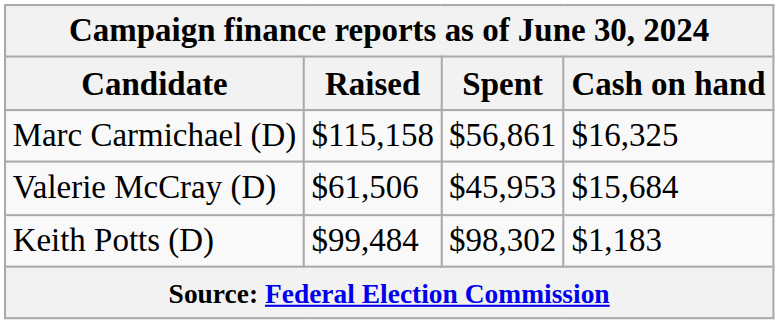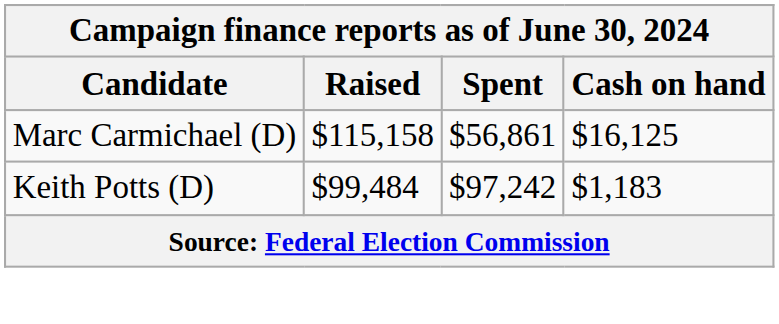(625, 135) $16,325 -> (625, 135) $16,125
- row: (144, 187)
(503, 239) $98,302 -> (503, 187) $97,242
